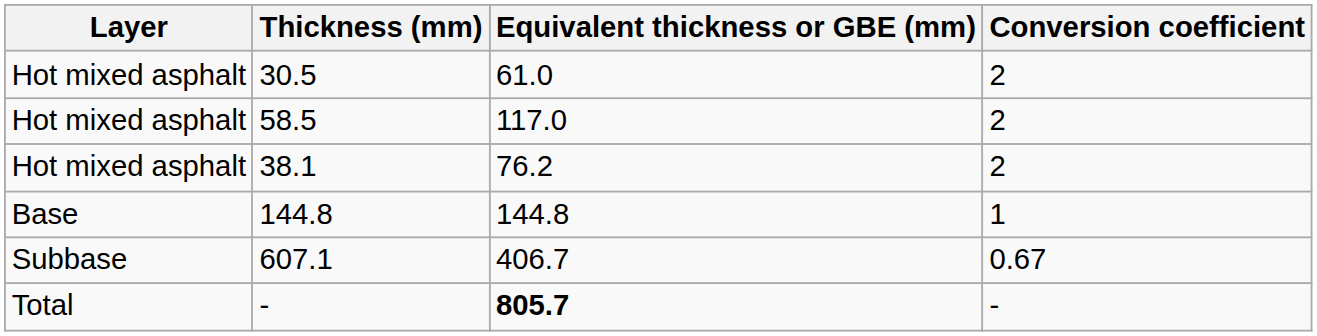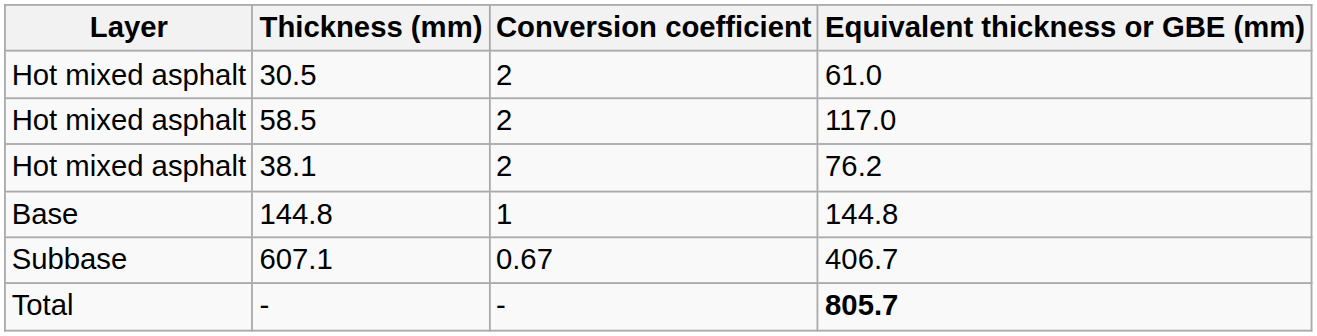columns swapped: (1147, 27) <-> (736, 27)
